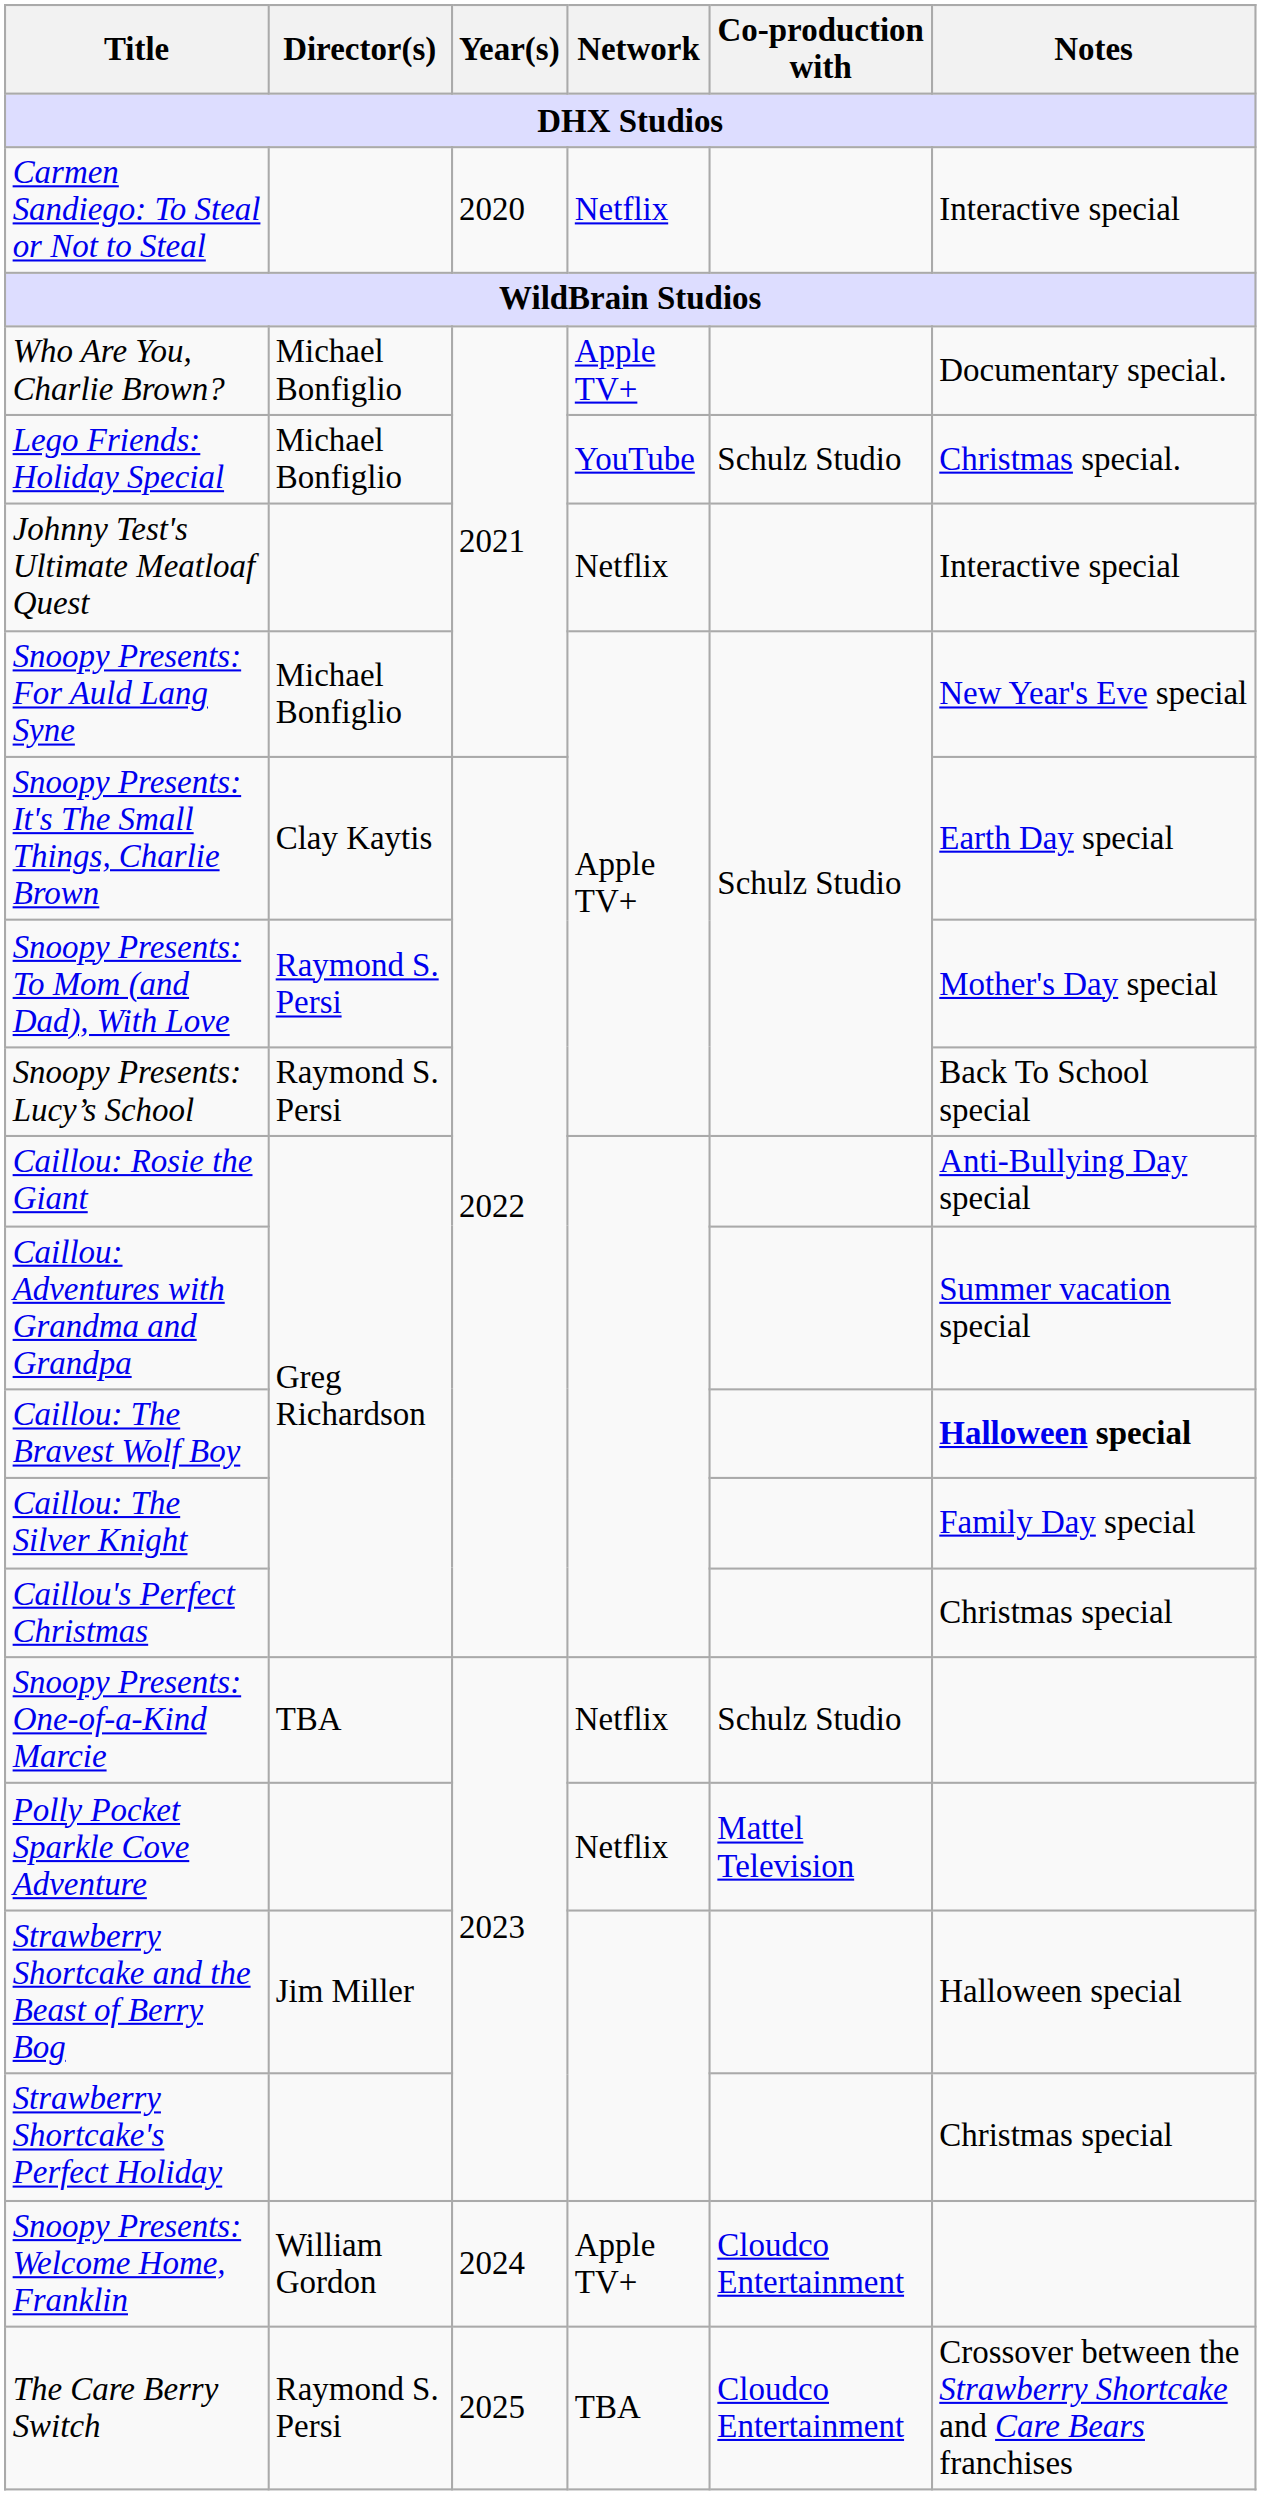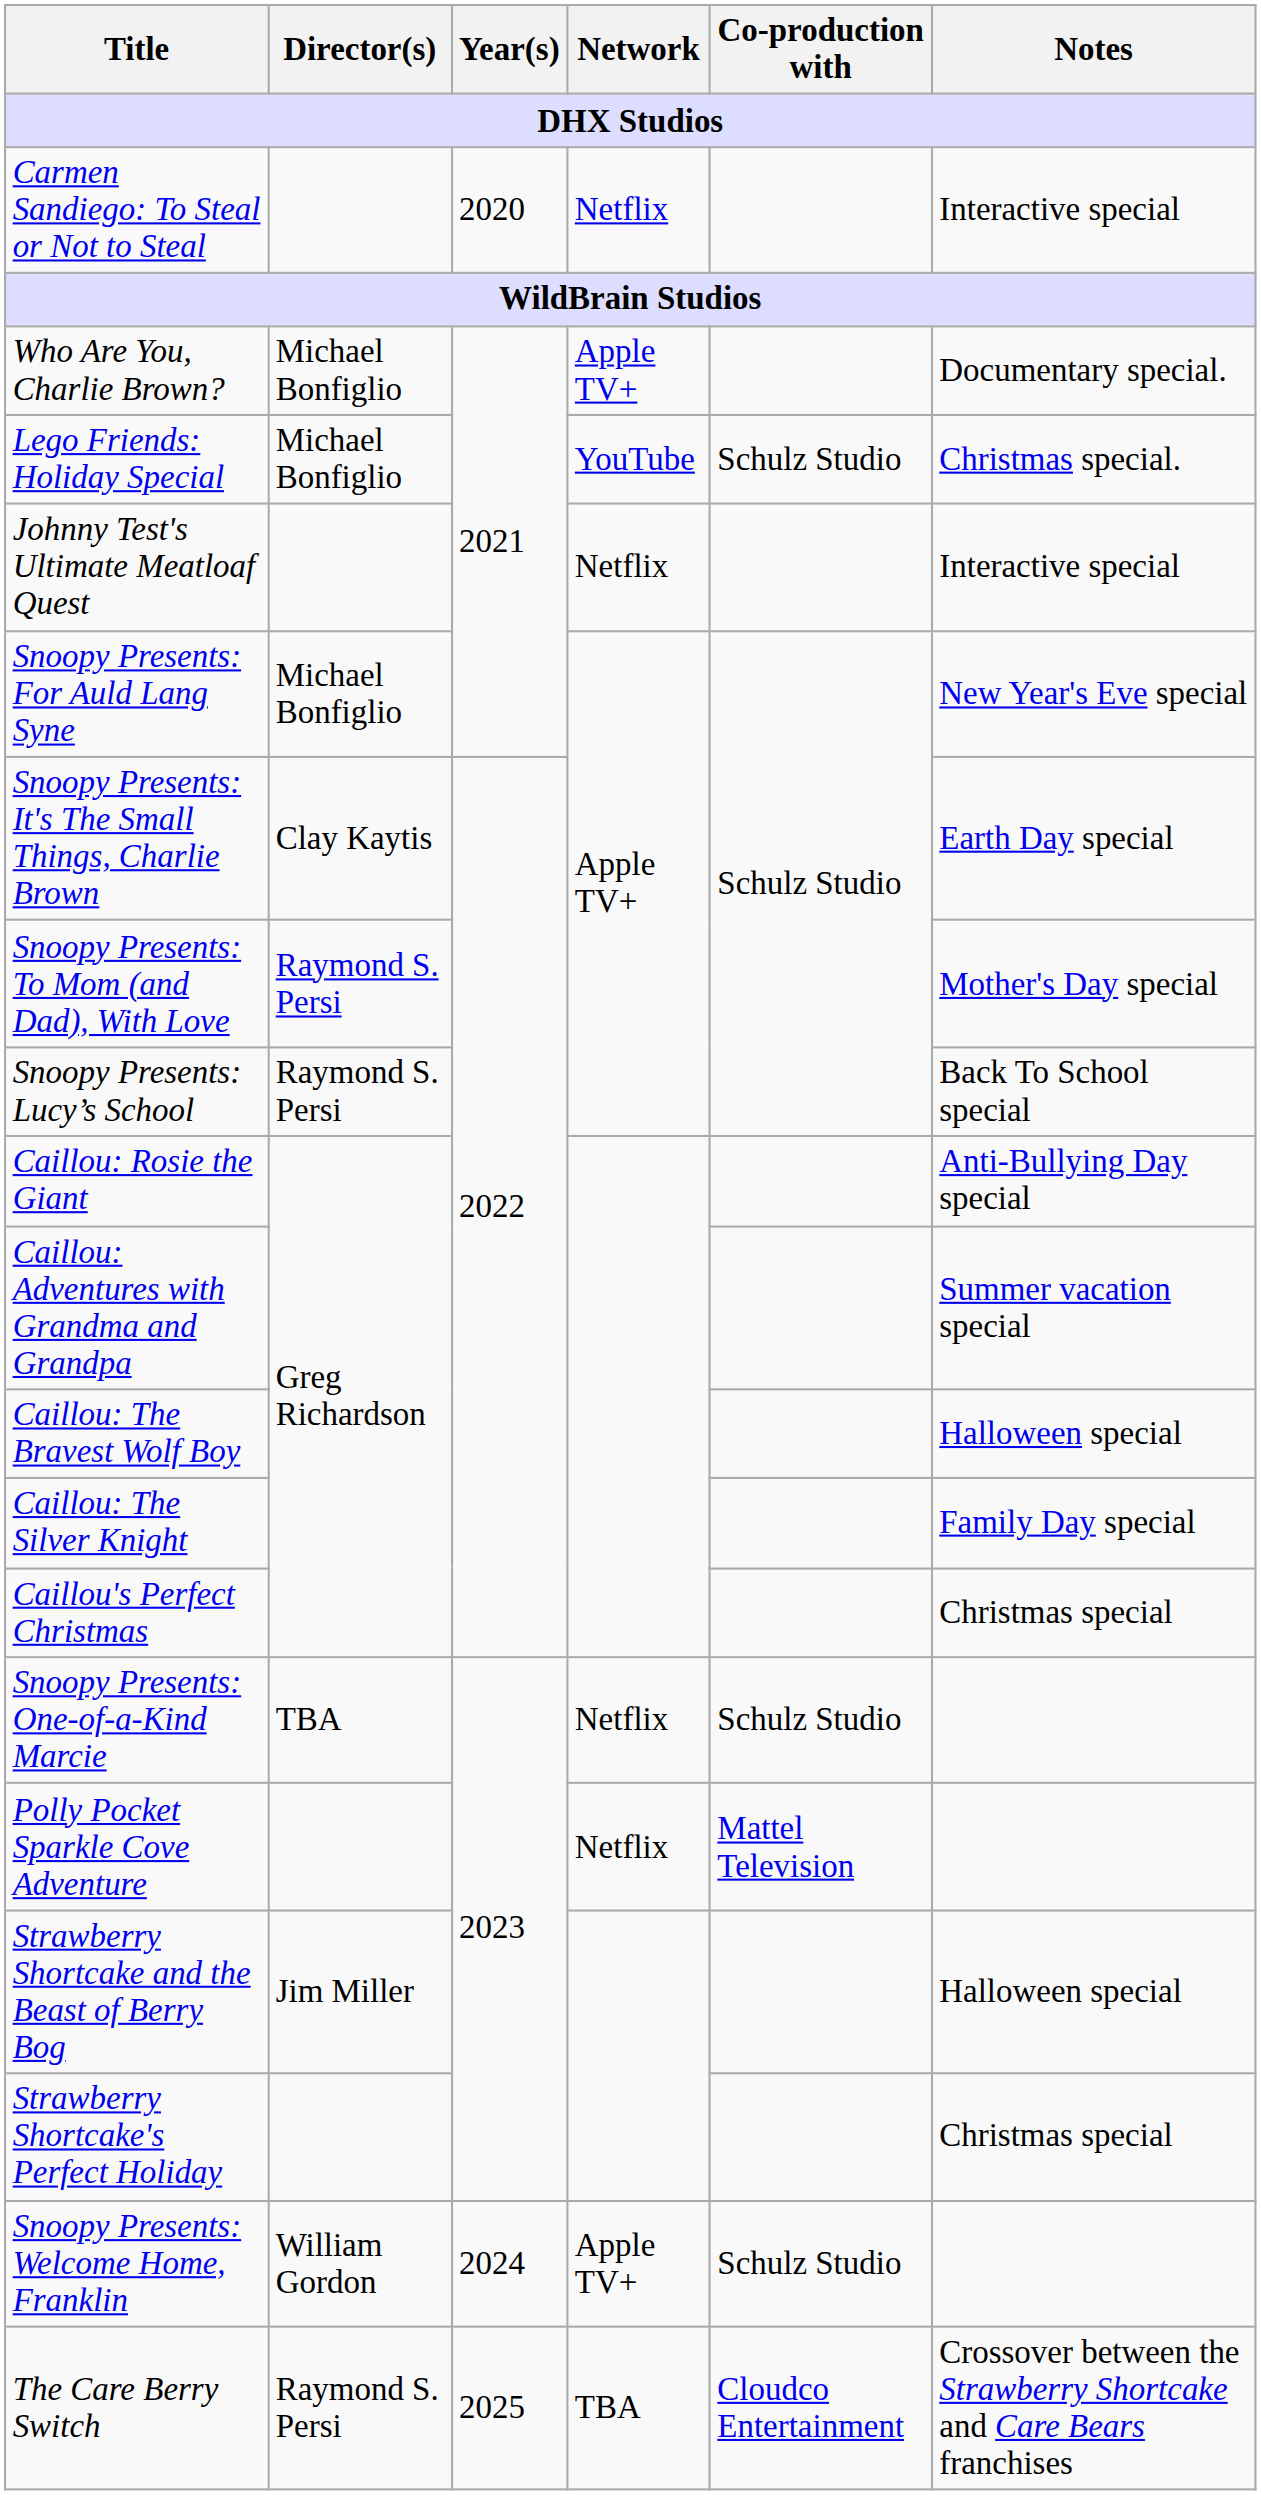(1065, 1433) bold -> (1061, 1433) normal
(811, 2262) Cloudco Entertainment -> (809, 2262) Schulz Studio
